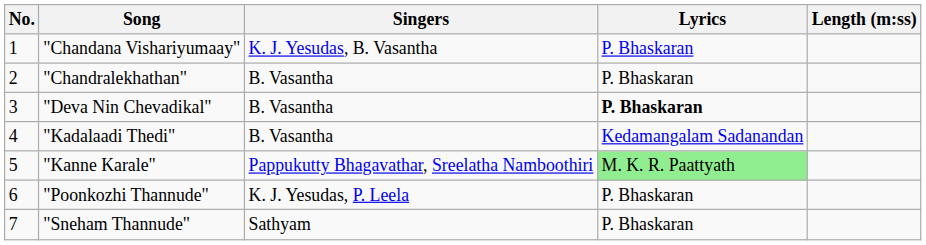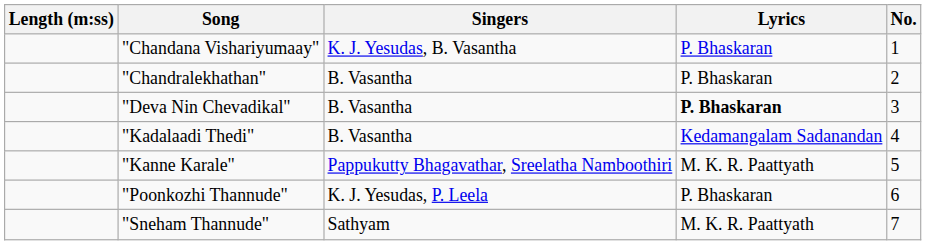columns swapped: (22, 19) <-> (864, 19)
(668, 165) lightgreen background -> (747, 165) no background
(647, 224) P. Bhaskaran -> (747, 224) M. K. R. Paattyath
